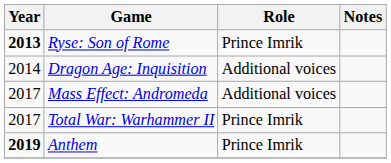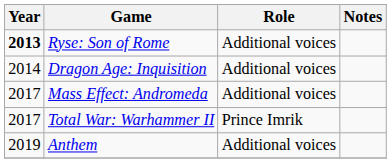(262, 42) Prince Imrik -> (279, 42) Additional voices
(24, 145) bold -> (24, 145) normal
(262, 145) Prince Imrik -> (279, 145) Additional voices
